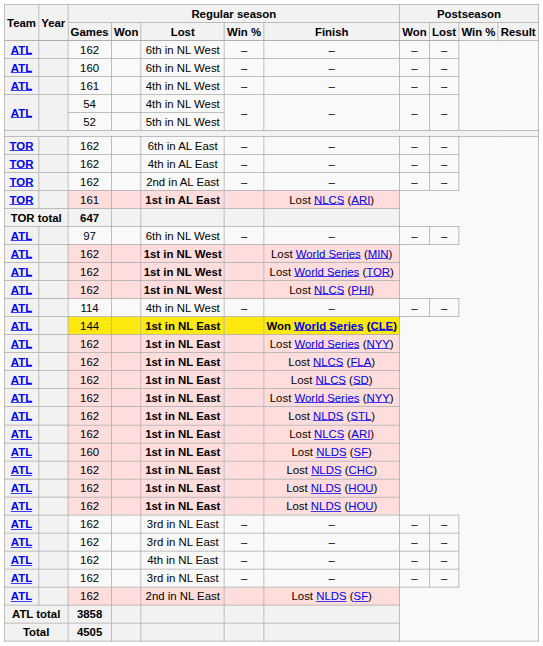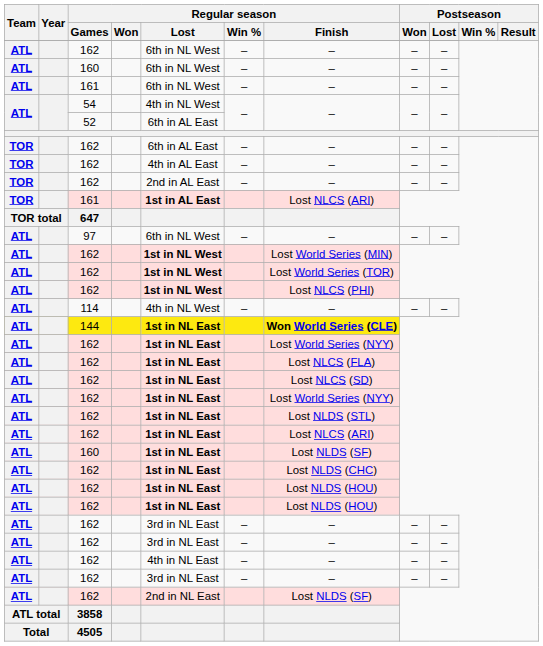(183, 86) 4th in NL West -> (183, 86) 6th in NL West
(183, 122) 5th in NL West -> (183, 122) 6th in AL East
